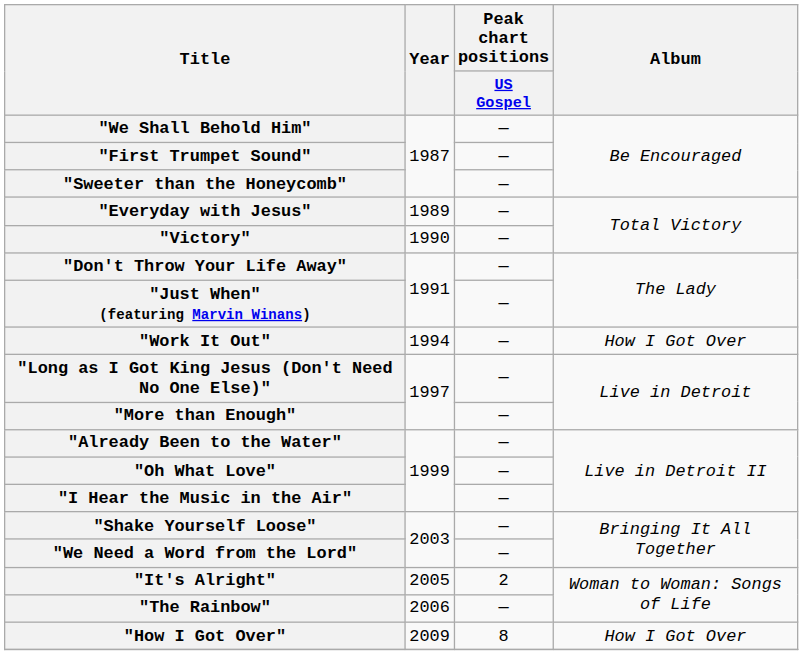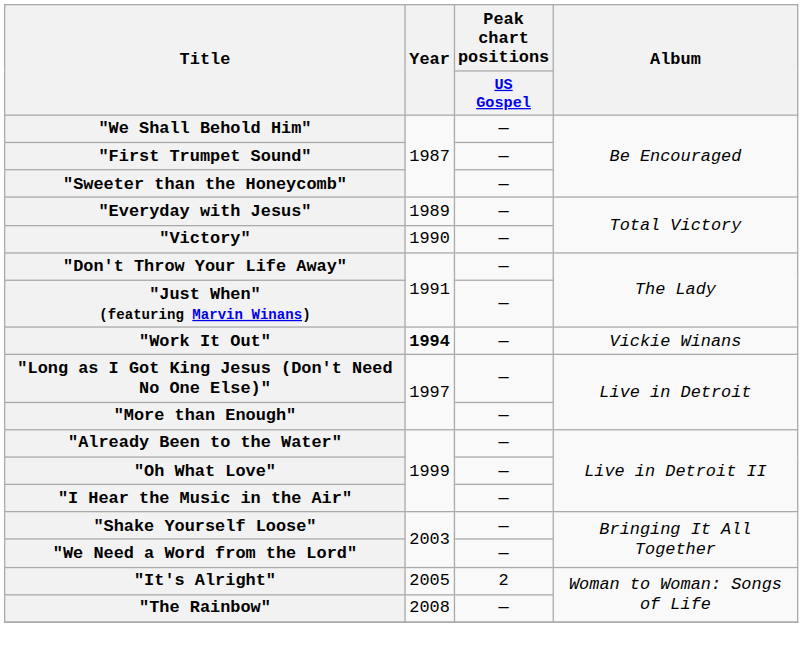(430, 341) normal -> (430, 341) bold
(675, 341) How I Got Over -> (675, 341) Vickie Winans
(430, 608) 2006 -> (430, 608) 2008
- row: (205, 636)
